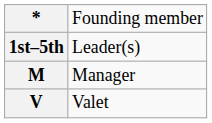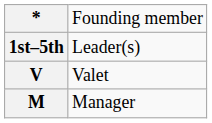rows swapped: (36, 74) <-> (36, 103)
